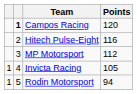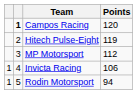(110, 39) 116 -> (110, 39) 119
(110, 68) 105 -> (110, 68) 106
